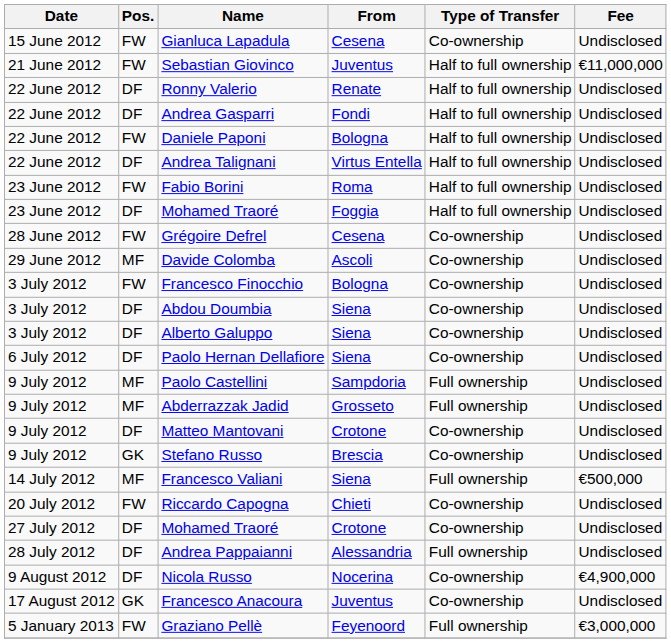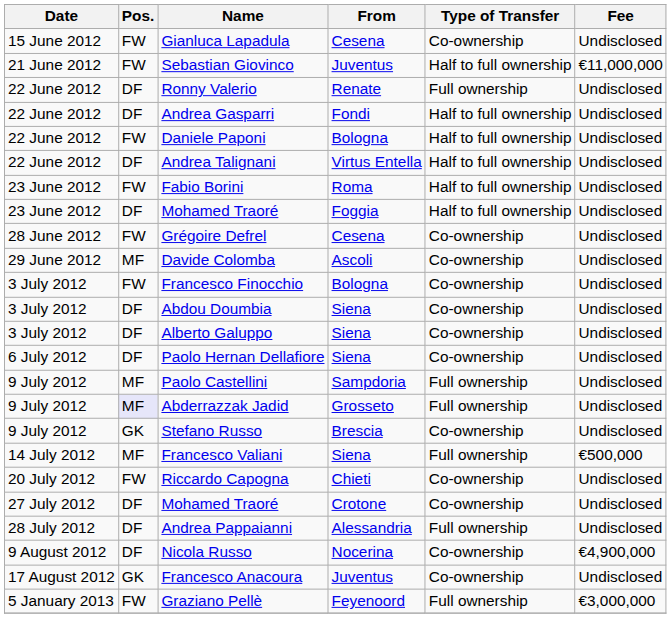(500, 89) Half to full ownership -> (478, 89) Full ownership
(133, 406) no background -> (133, 406) lavender background
- row: (222, 430)
